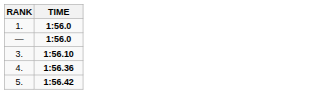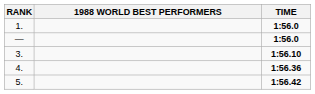+ column: (148, 12)
